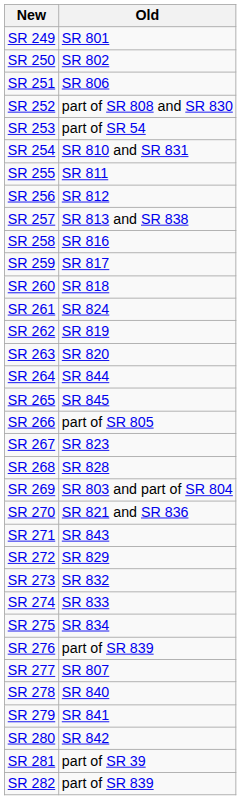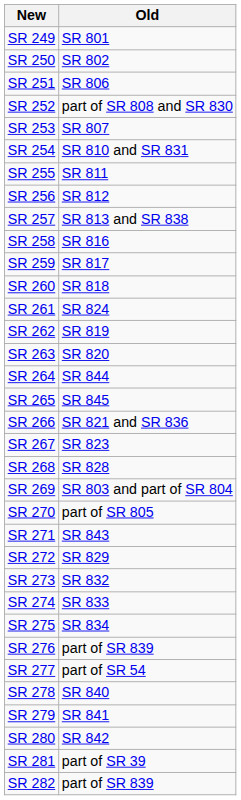(104, 128) part of SR 54 -> (86, 128) SR 807
(108, 422) part of SR 805 -> (125, 422) SR 821 and SR 836
(125, 512) SR 821 and SR 836 -> (108, 512) part of SR 805
(86, 670) SR 807 -> (104, 670) part of SR 54
